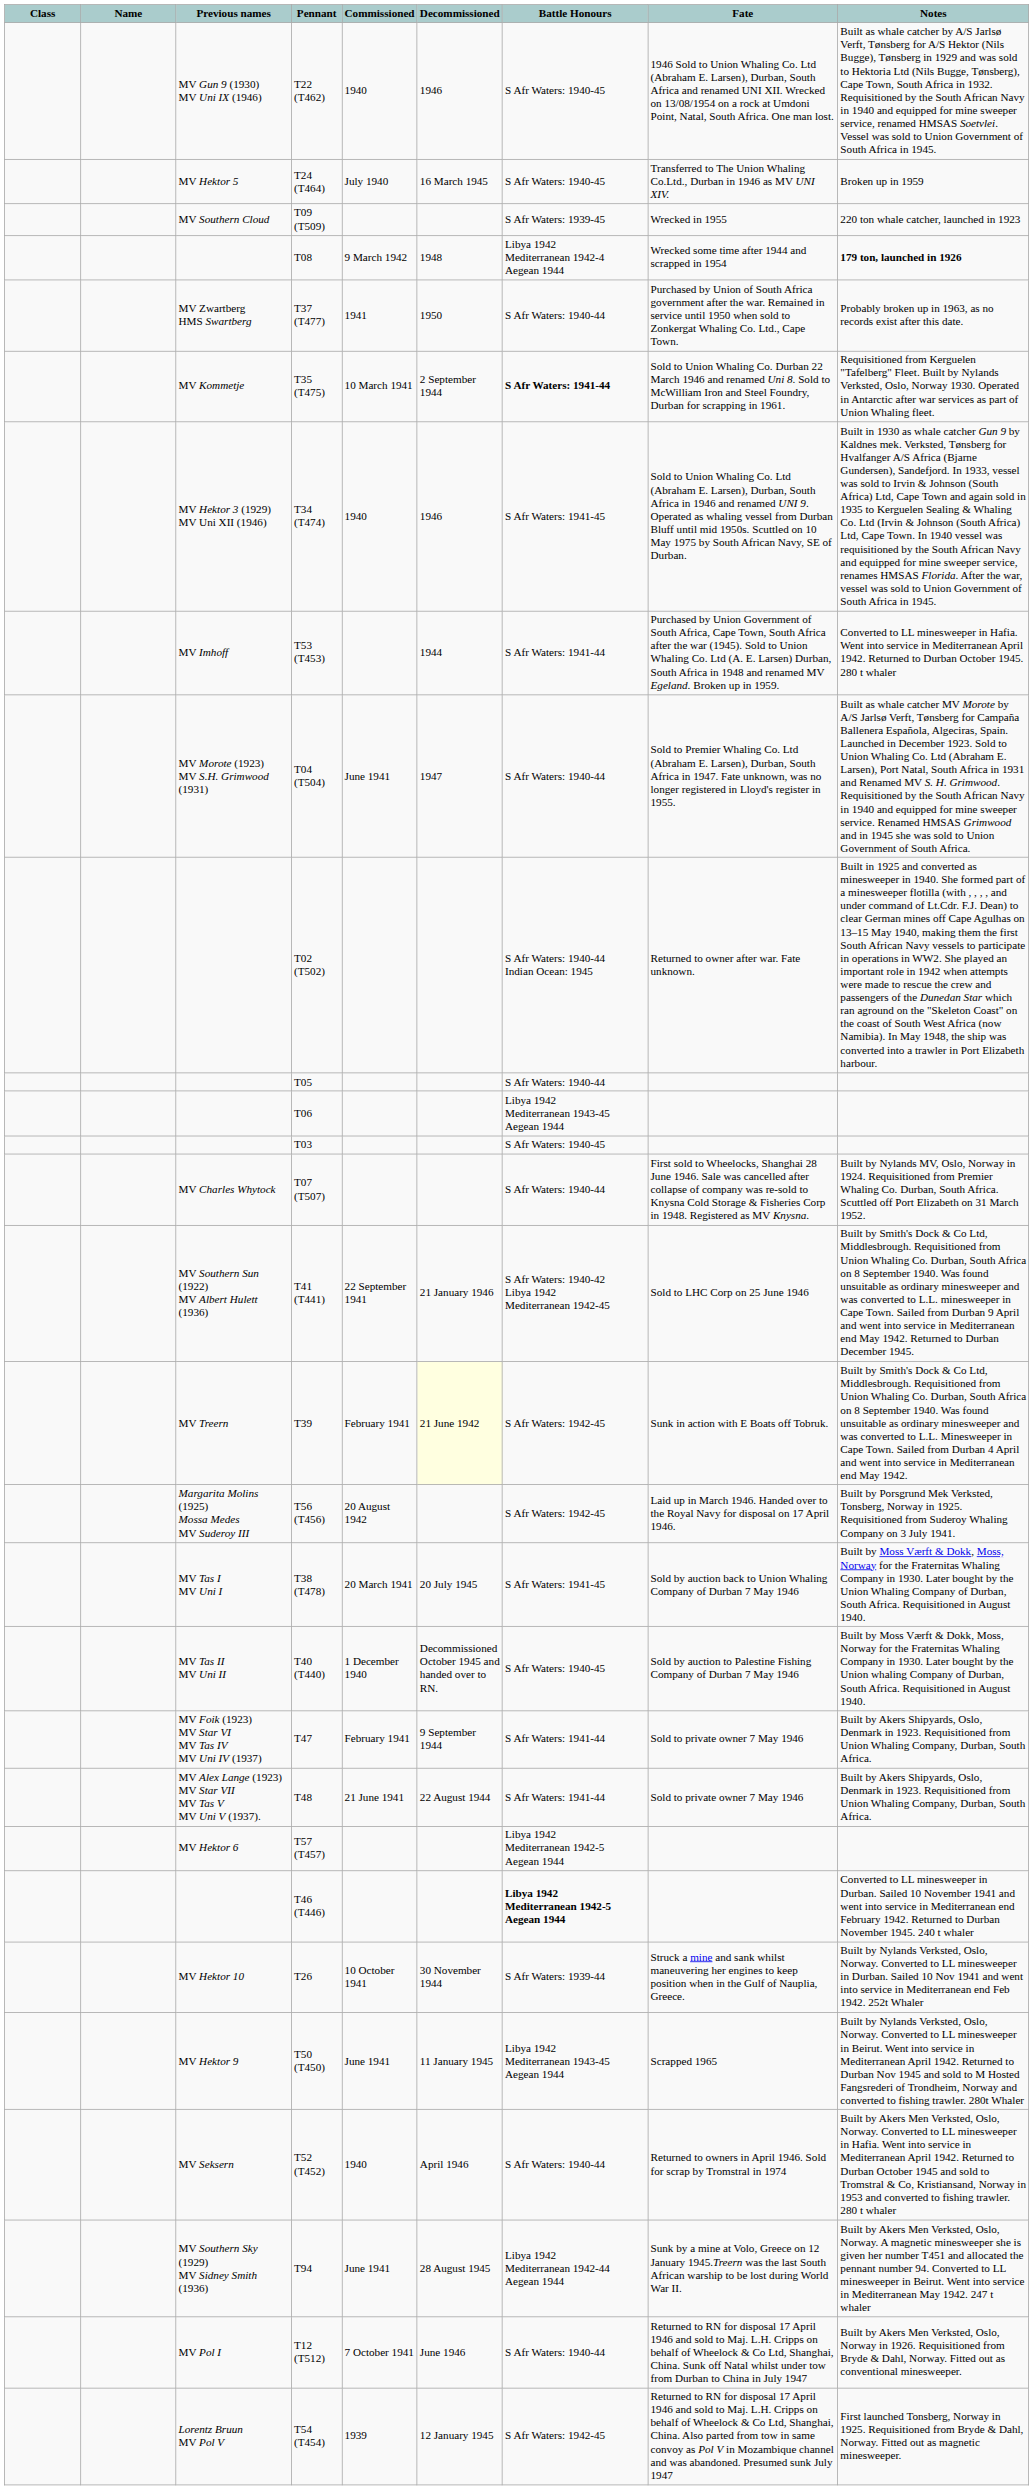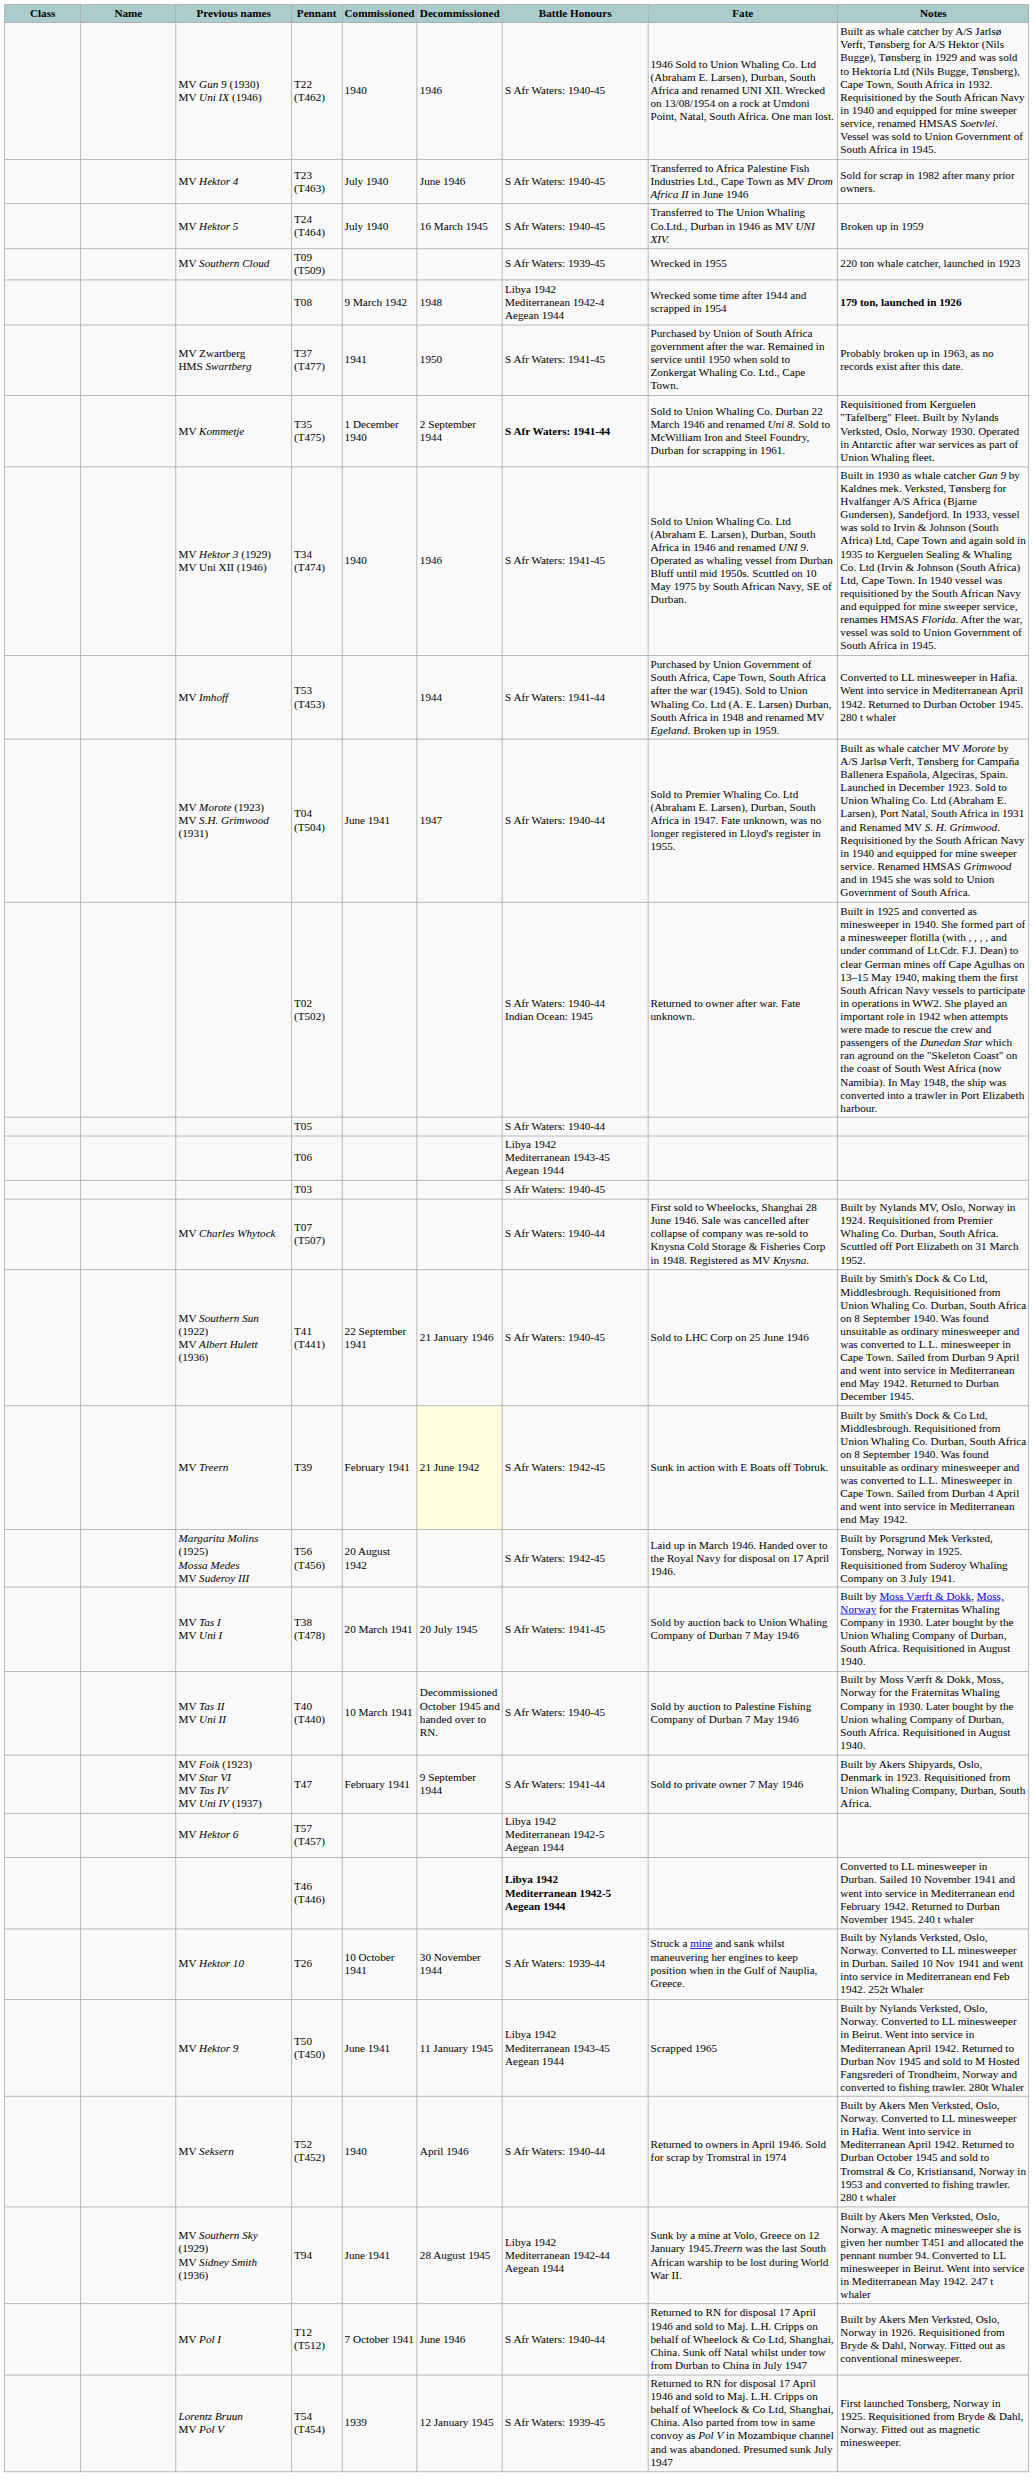+ row: (310, 181)
(555, 315) S Afr Waters: 1940-44 -> (555, 359) S Afr Waters: 1941-45
(379, 386) 10 March 1941 -> (372, 430) 1 December 1940
(557, 1292) S Afr Waters: 1940-42 Libya 1942 Mediterranean 1942-45 -> (555, 1337) S Afr Waters: 1940-45
(372, 1668) 1 December 1940 -> (379, 1712) 10 March 1941
- row: (303, 1796)
(555, 2436) S Afr Waters: 1942-45 -> (555, 2423) S Afr Waters: 1939-45
